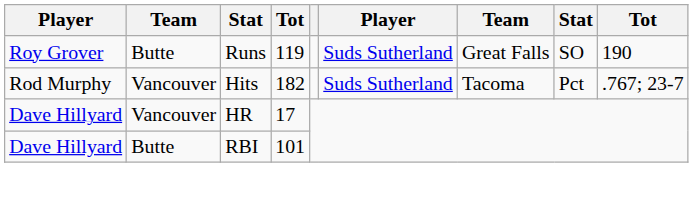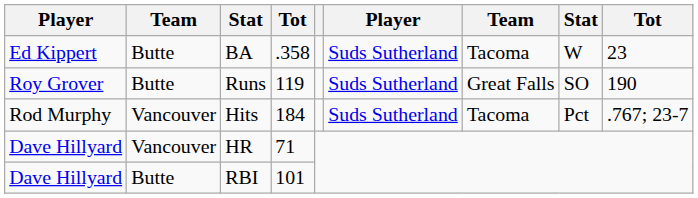+ row: (239, 51)
(290, 83) 182 -> (290, 114) 184
(285, 114) 17 -> (285, 146) 71
